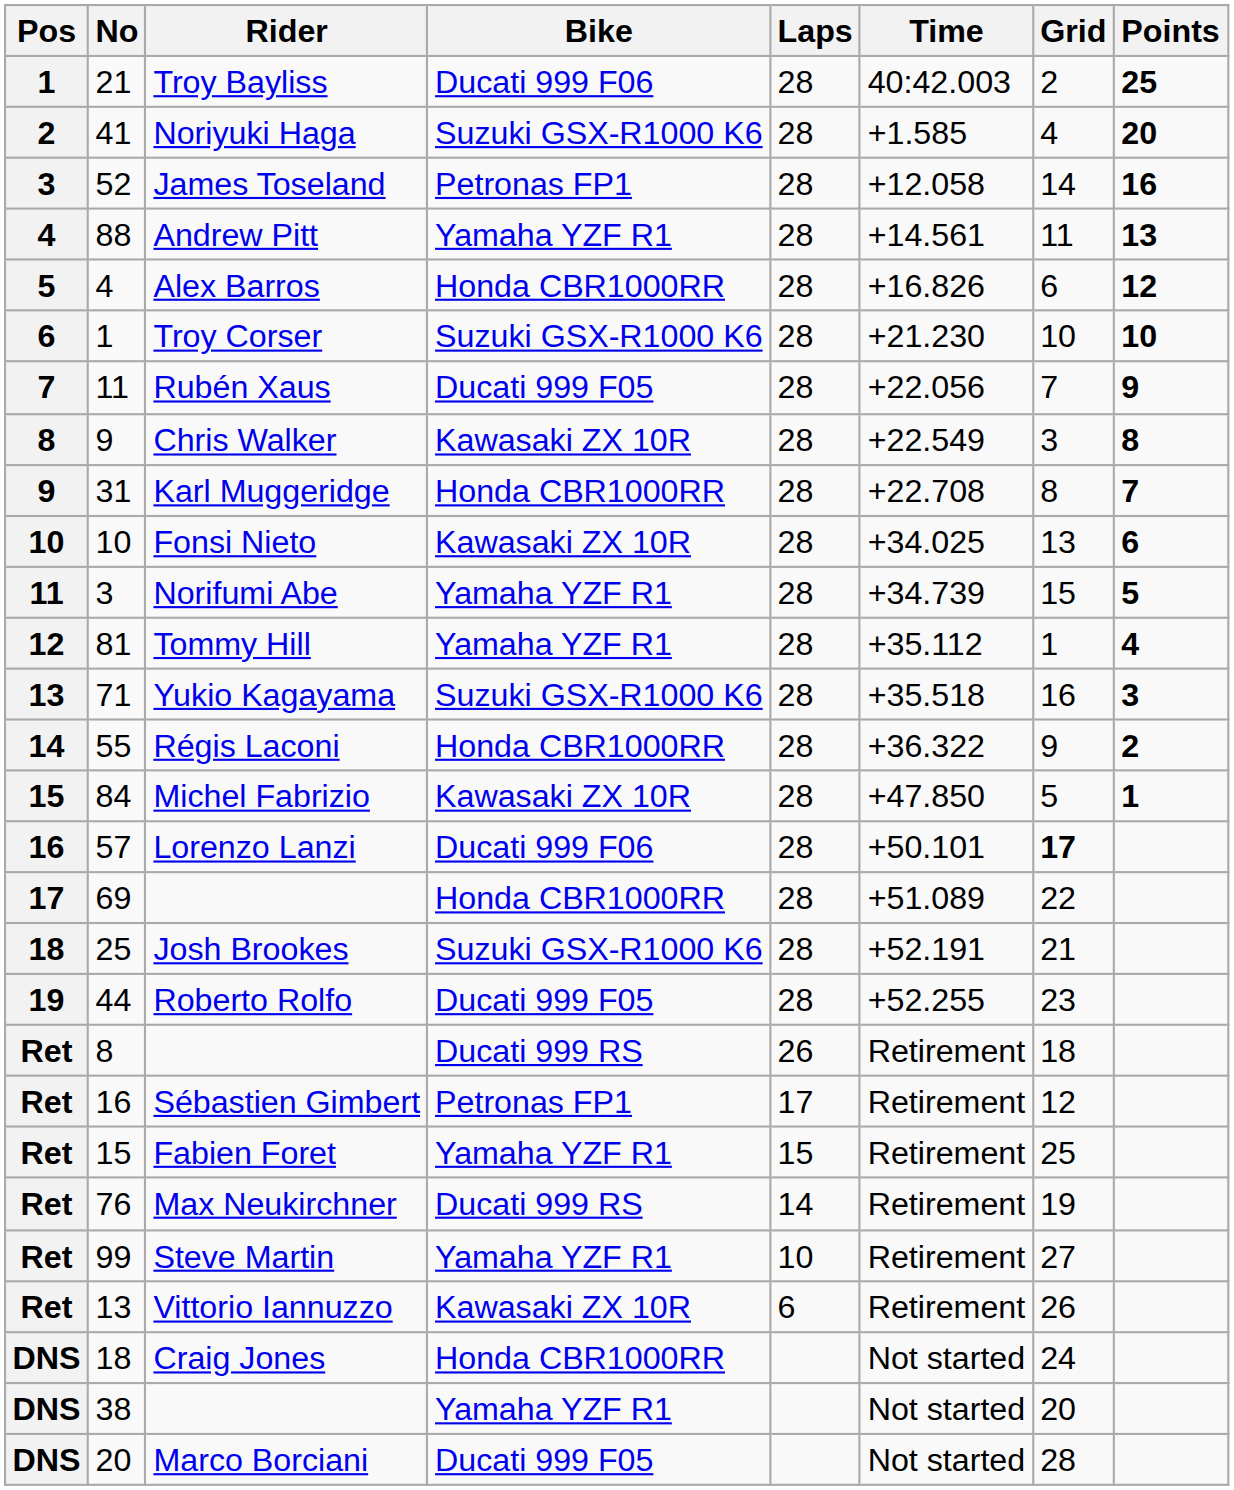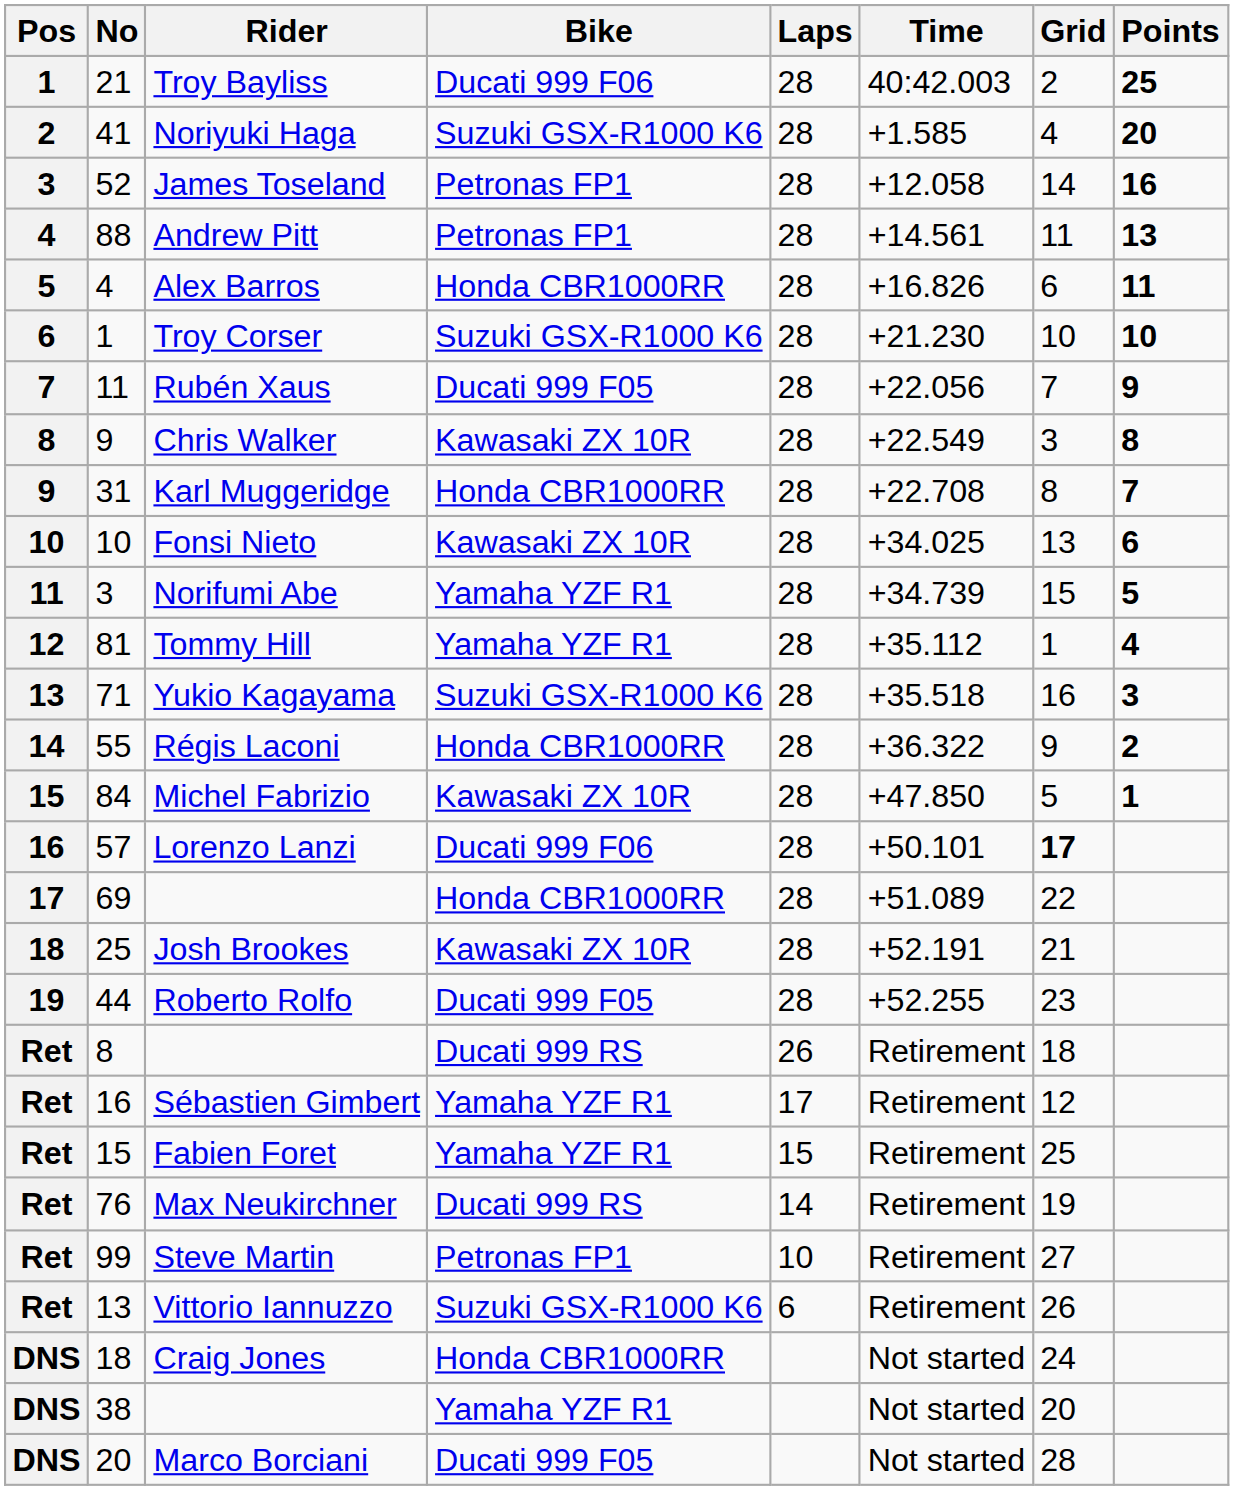(553, 235) Yamaha YZF R1 -> (534, 235) Petronas FP1
(1139, 286) 12 -> (1138, 286) 11
(599, 949) Suzuki GSX-R1000 K6 -> (563, 949) Kawasaki ZX 10R
(534, 1102) Petronas FP1 -> (553, 1102) Yamaha YZF R1
(553, 1255) Yamaha YZF R1 -> (534, 1255) Petronas FP1
(563, 1306) Kawasaki ZX 10R -> (599, 1306) Suzuki GSX-R1000 K6
